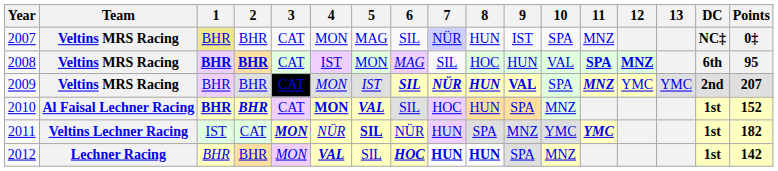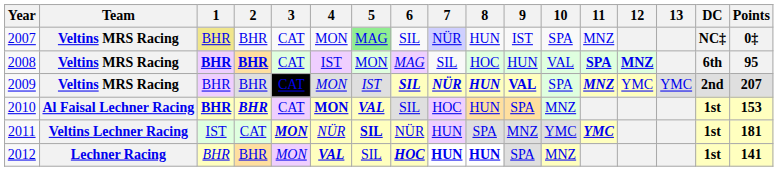(371, 38) no background -> (371, 38) lightgreen background
(751, 108) 152 -> (751, 108) 153
(751, 131) 182 -> (751, 131) 181
(751, 154) 142 -> (751, 154) 141
